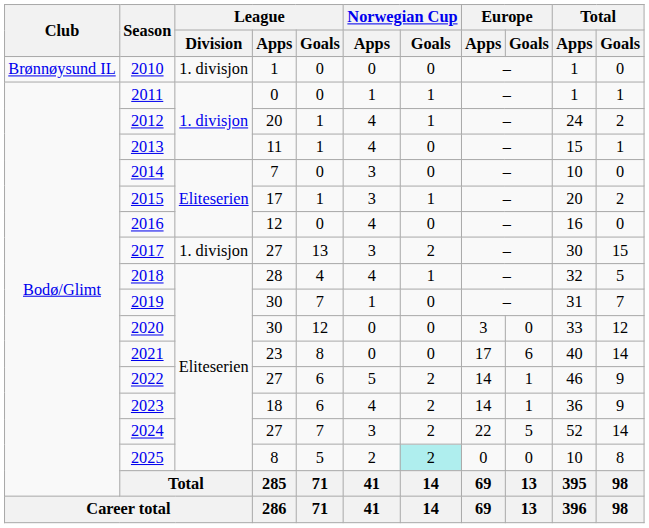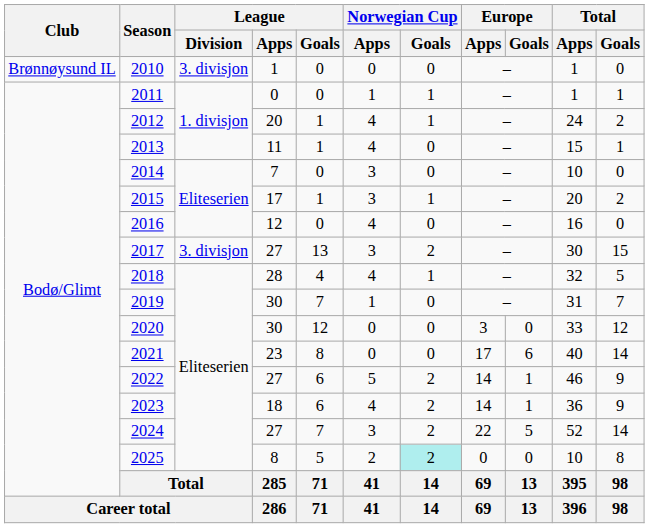(214, 69) 1. divisjon -> (214, 69) 3. divisjon
(214, 250) 1. divisjon -> (214, 250) 3. divisjon
